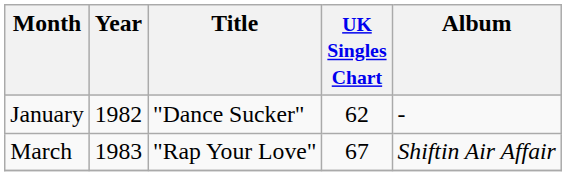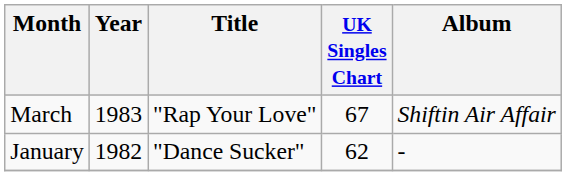rows swapped: (47, 114) <-> (41, 151)
